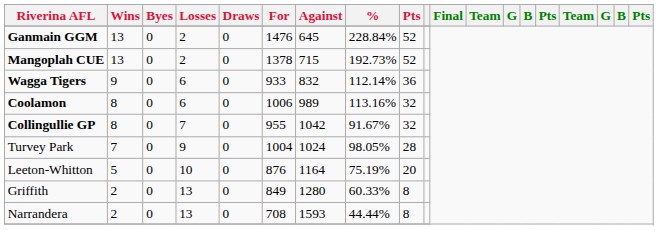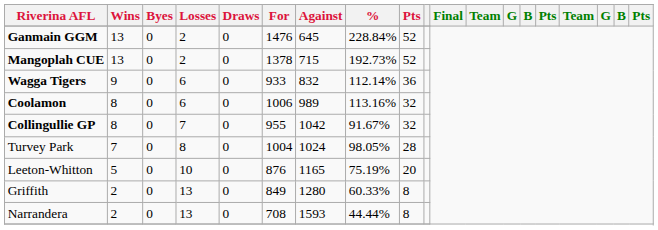(183, 147) 9 -> (183, 147) 8
(312, 169) 1164 -> (312, 169) 1165
